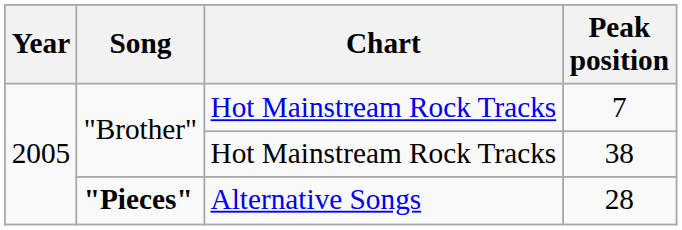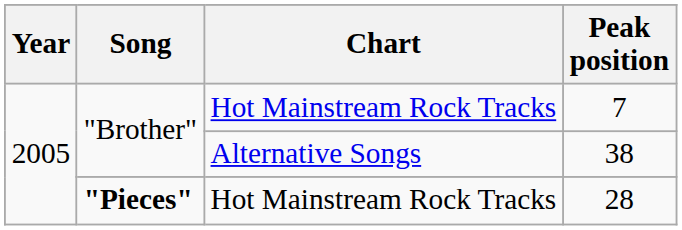(383, 153) Hot Mainstream Rock Tracks -> (316, 153) Alternative Songs
(316, 199) Alternative Songs -> (383, 199) Hot Mainstream Rock Tracks
